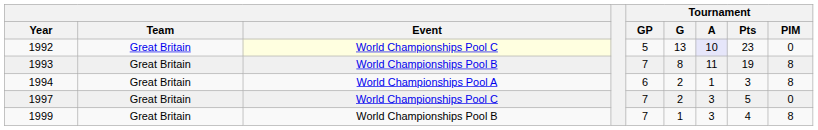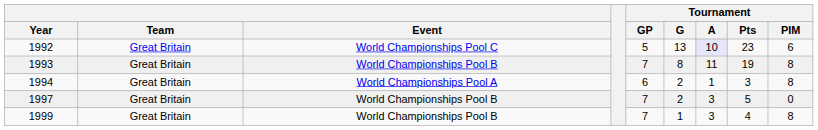(427, 47) lightyellow background -> (427, 47) no background
(791, 47) 0 -> (791, 47) 6
(427, 99) World Championships Pool C -> (427, 99) World Championships Pool B
